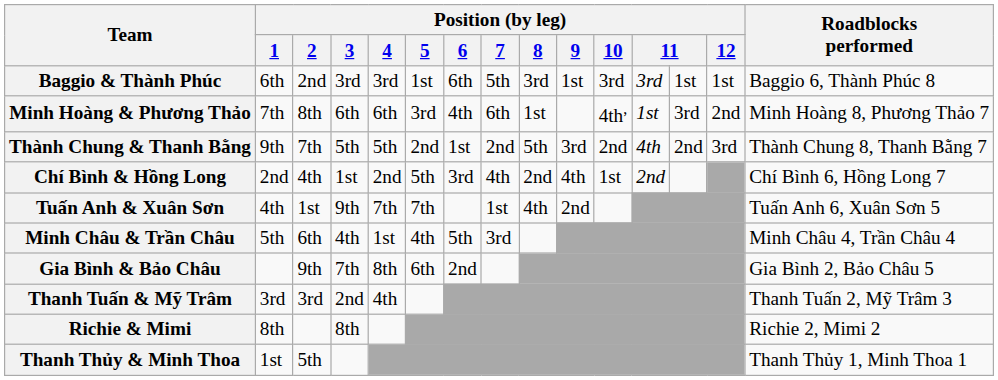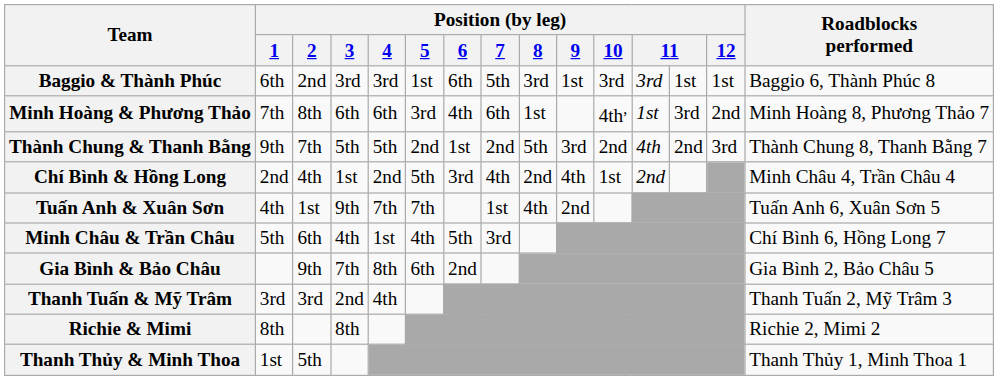(847, 177) Chí Bình 6, Hồng Long 7 -> (852, 177) Minh Châu 4, Trần Châu 4
(852, 238) Minh Châu 4, Trần Châu 4 -> (847, 238) Chí Bình 6, Hồng Long 7
